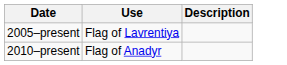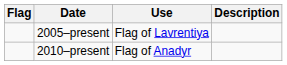+ column: (19, 13)
